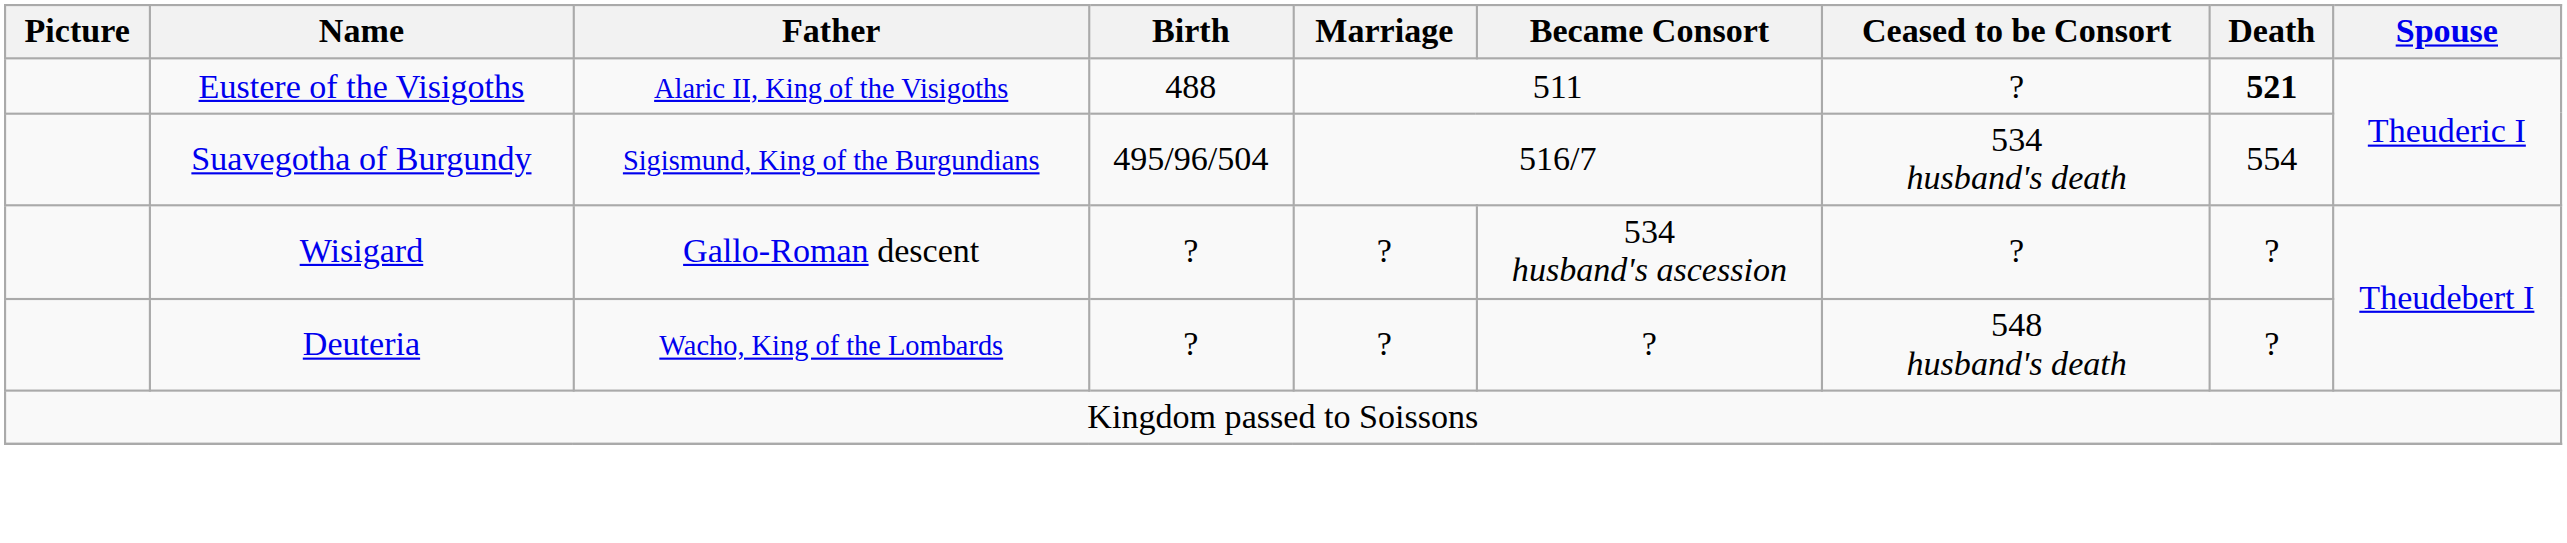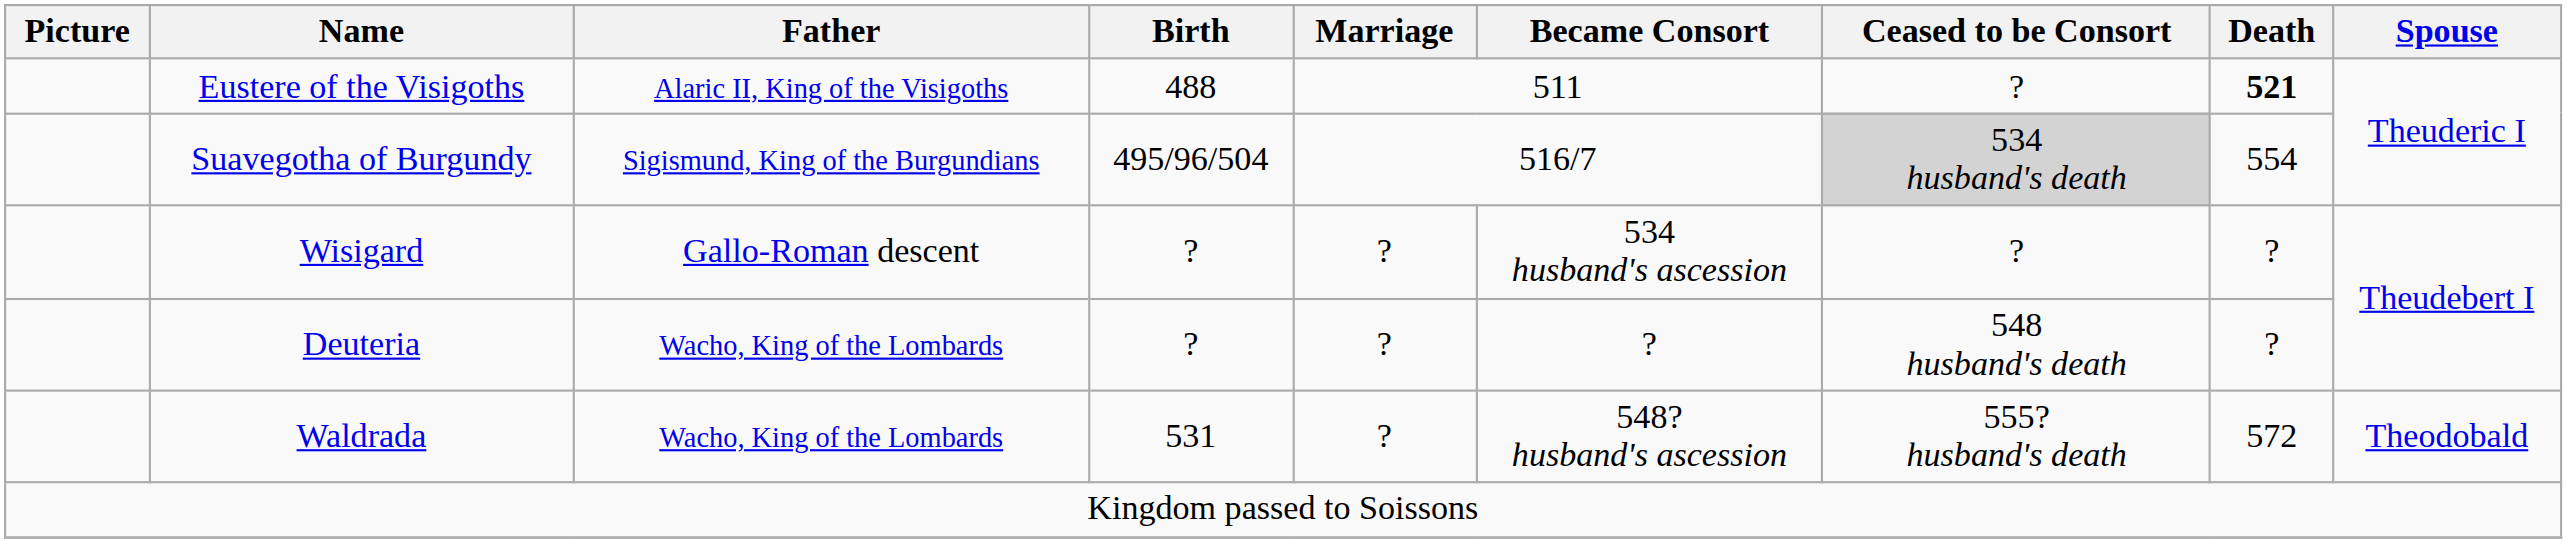(2017, 158) no background -> (2017, 158) lightgrey background
+ row: (361, 435)
